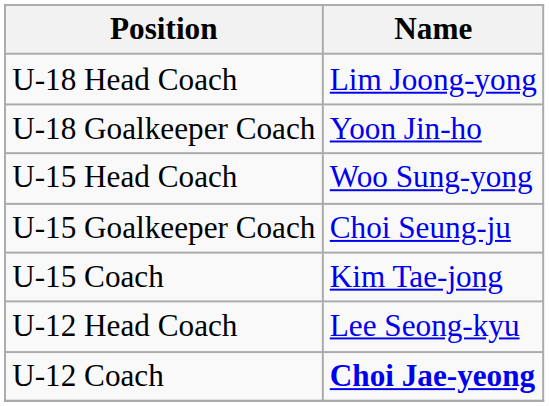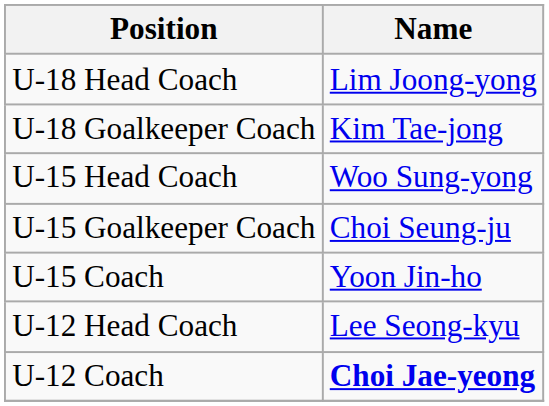(406, 128) Yoon Jin-ho -> (416, 128) Kim Tae-jong
(416, 276) Kim Tae-jong -> (406, 276) Yoon Jin-ho
